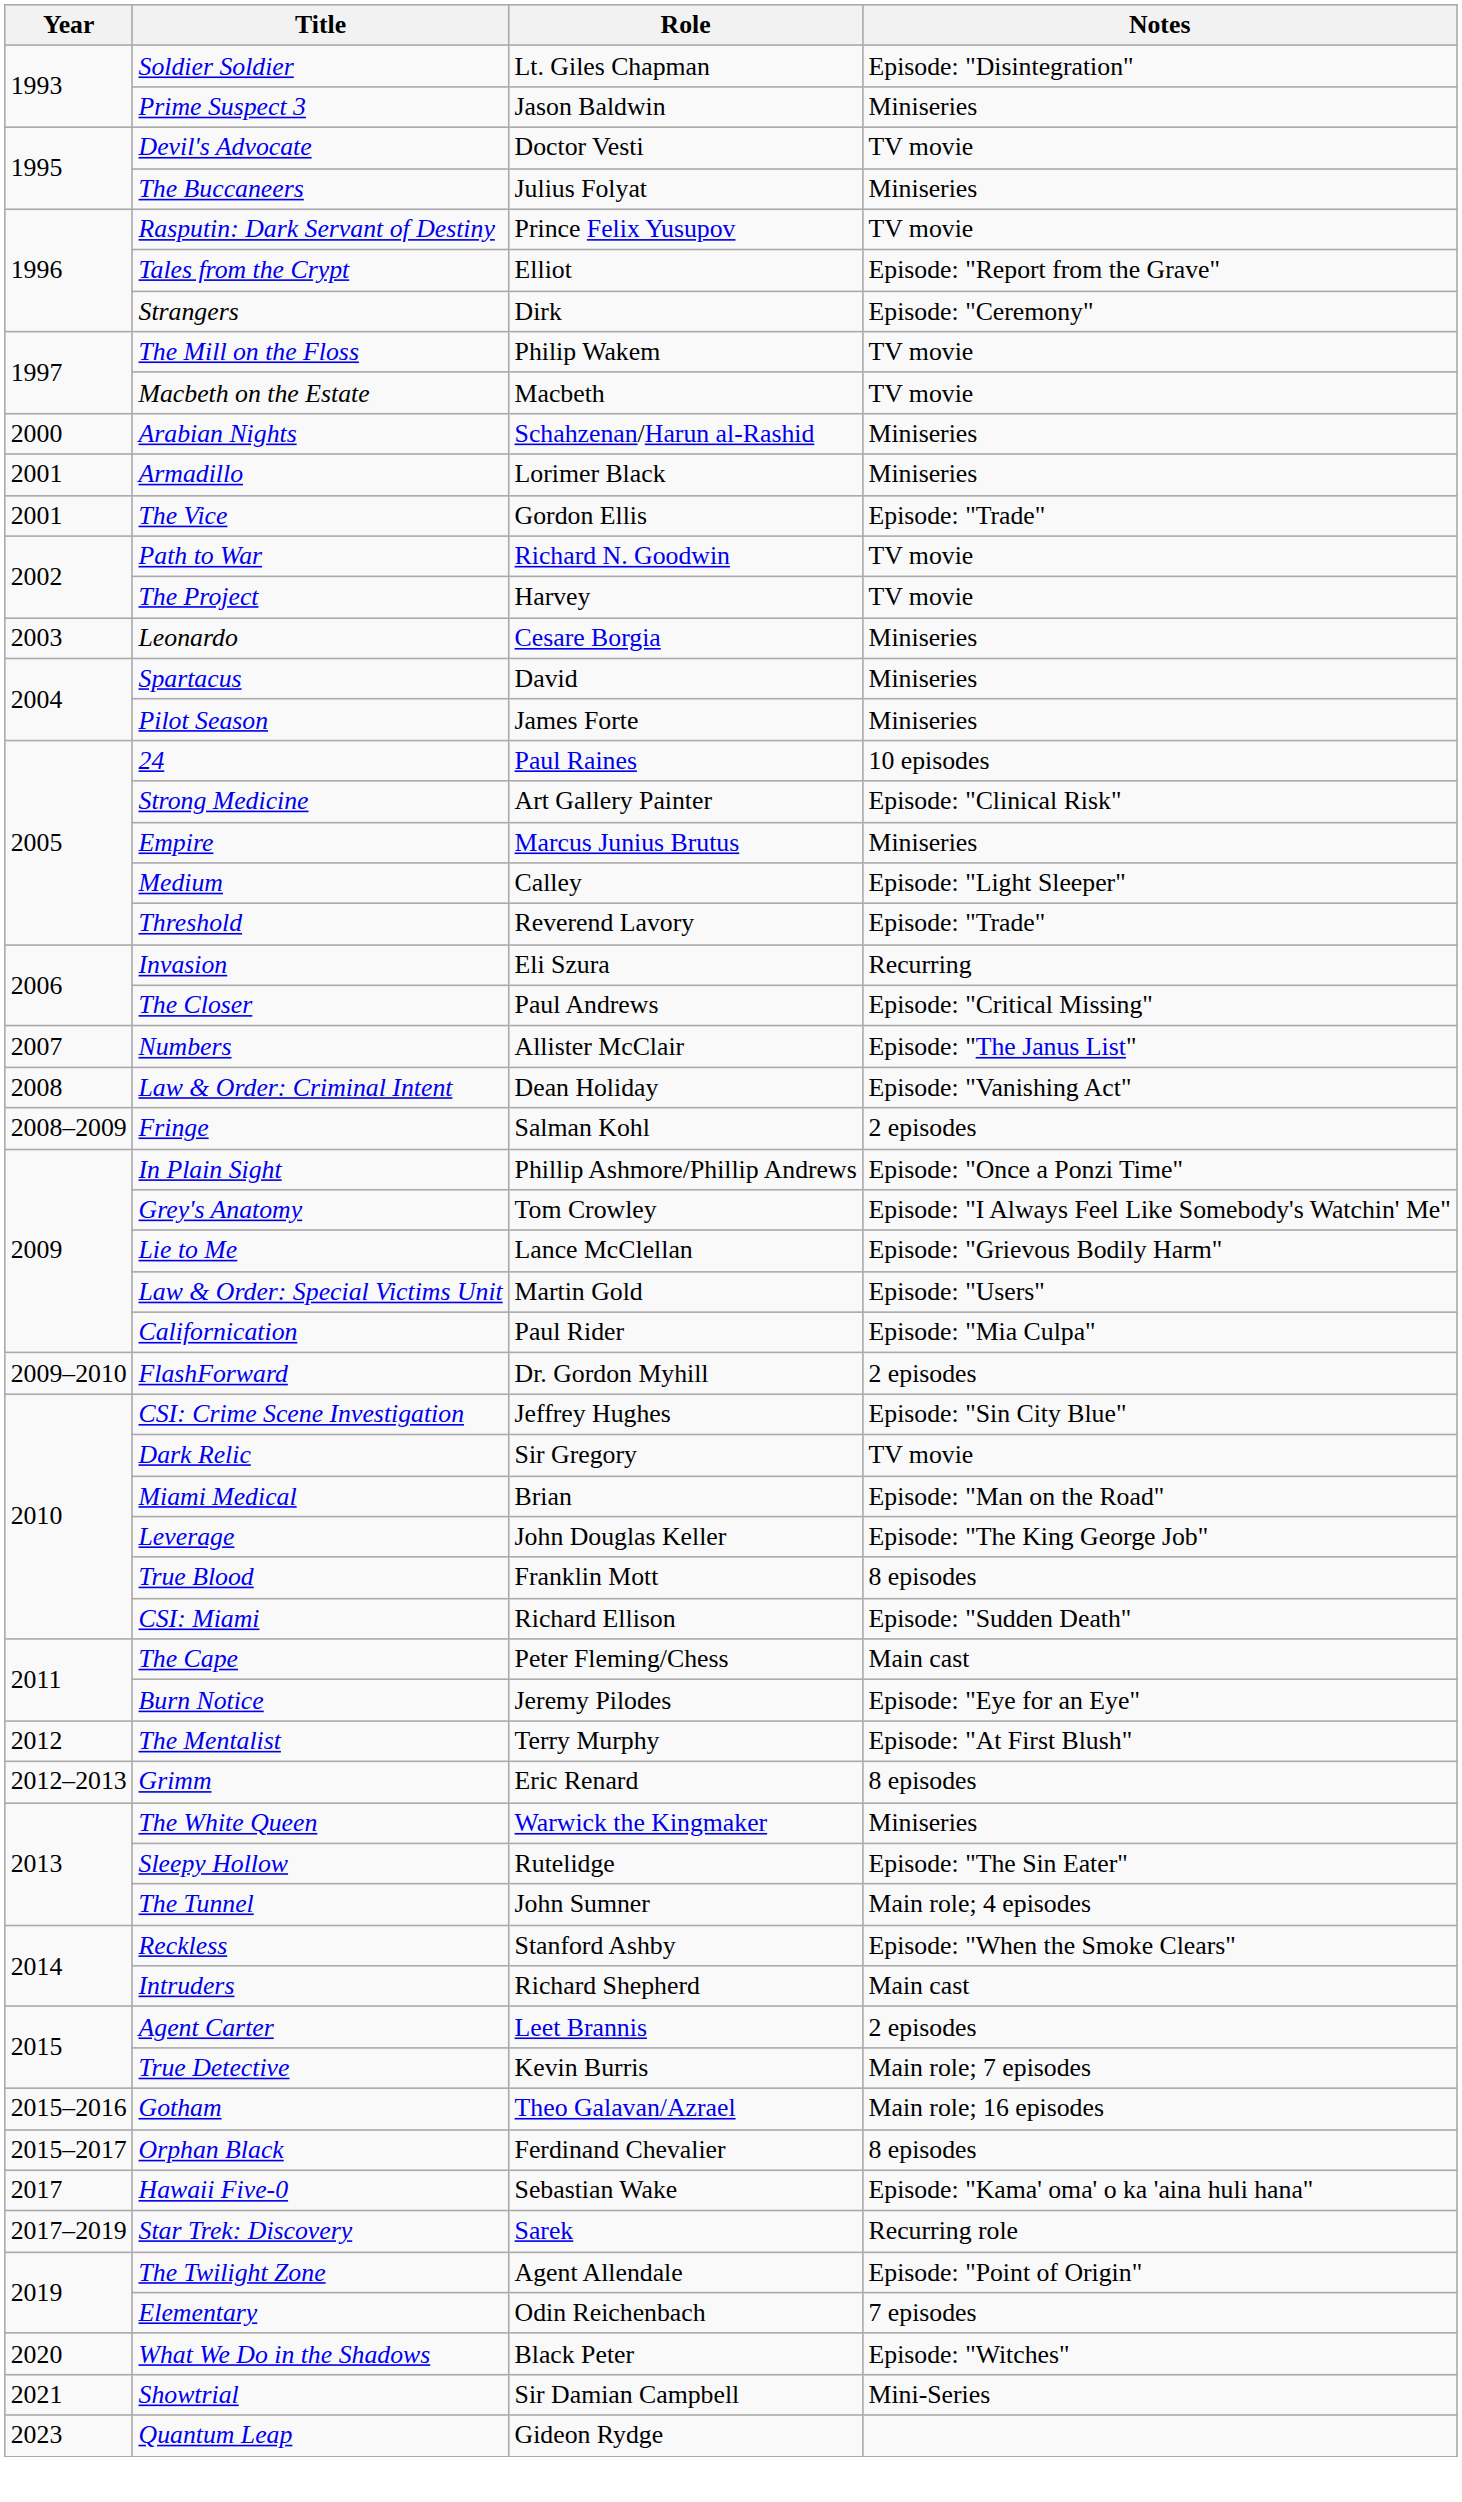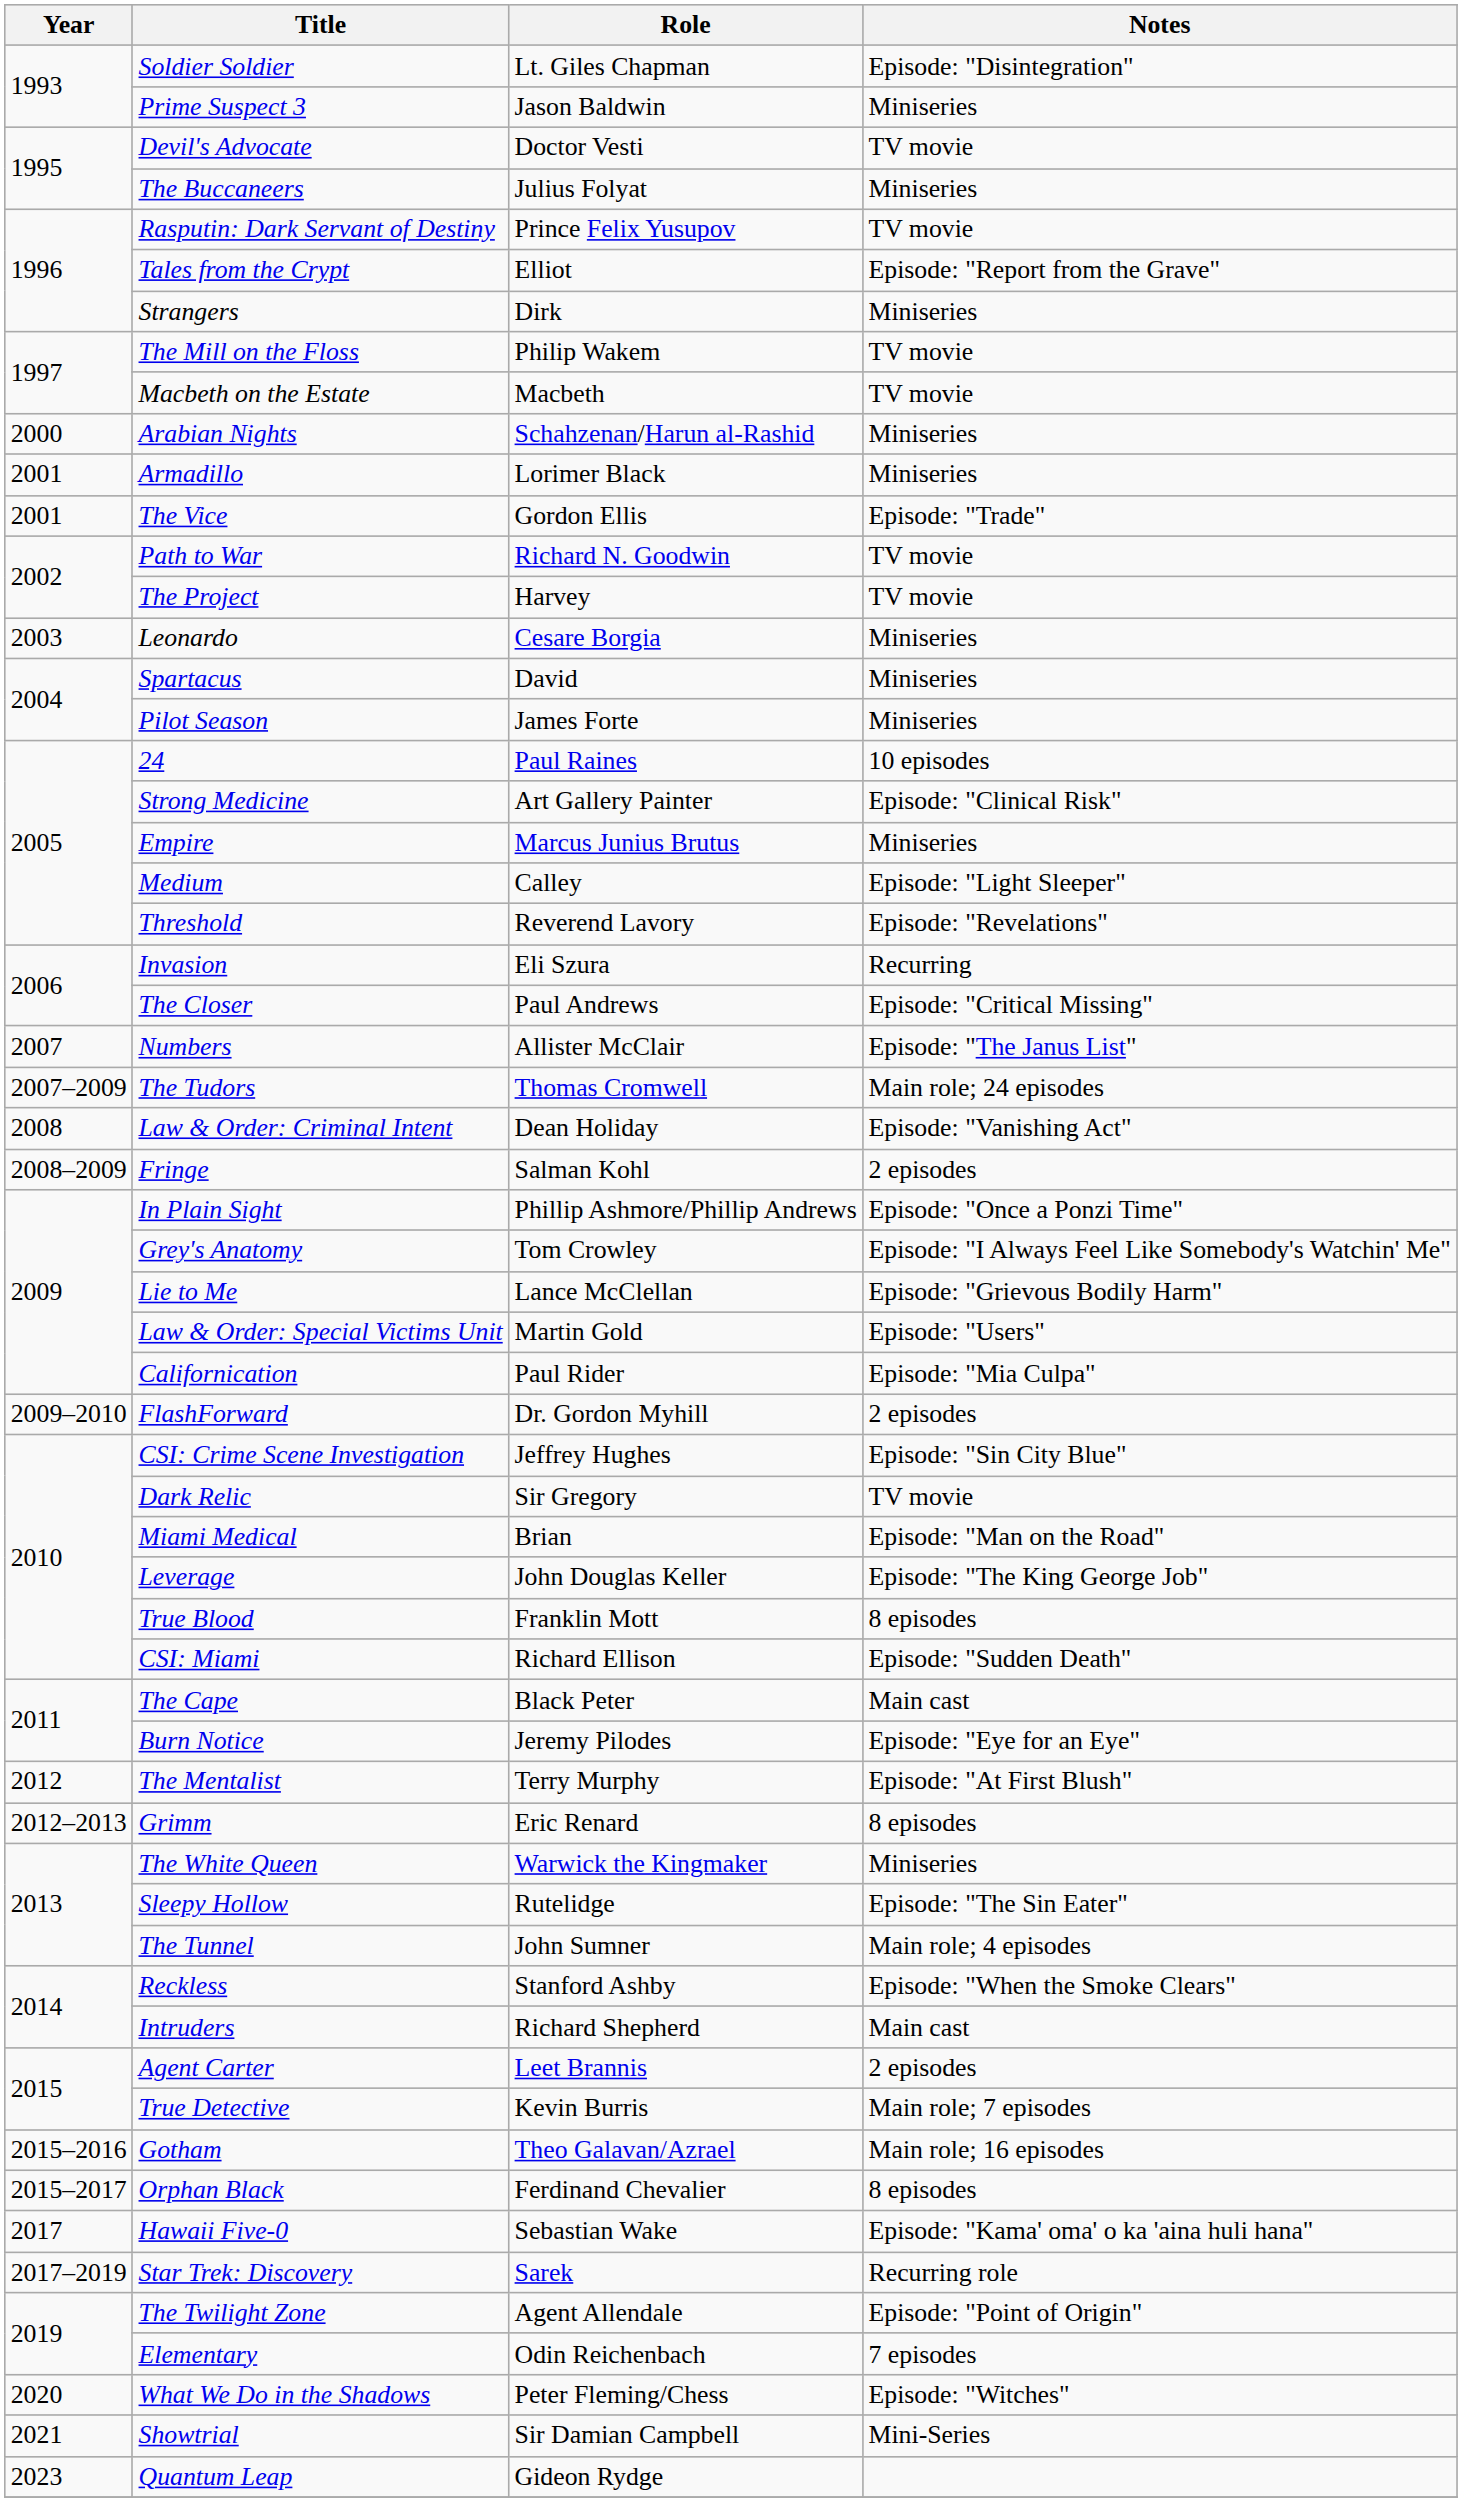(981, 310) Episode: "Ceremony" -> (923, 310) Miniseries
(957, 923) Episode: "Trade" -> (988, 923) Episode: "Revelations"
+ row: (197, 1087)
(622, 1659) Peter Fleming/Chess -> (574, 1699) Black Peter
(574, 2353) Black Peter -> (622, 2394) Peter Fleming/Chess
